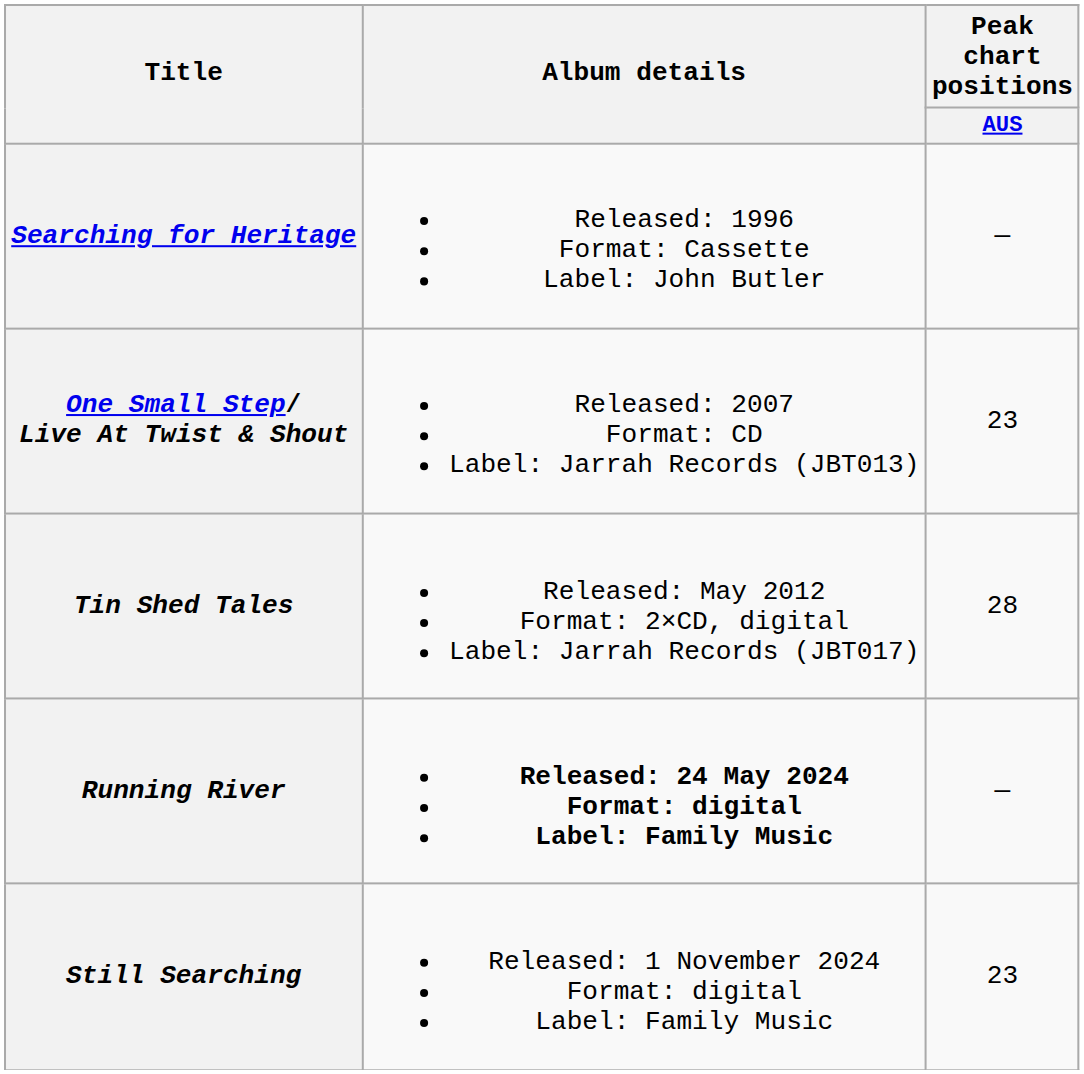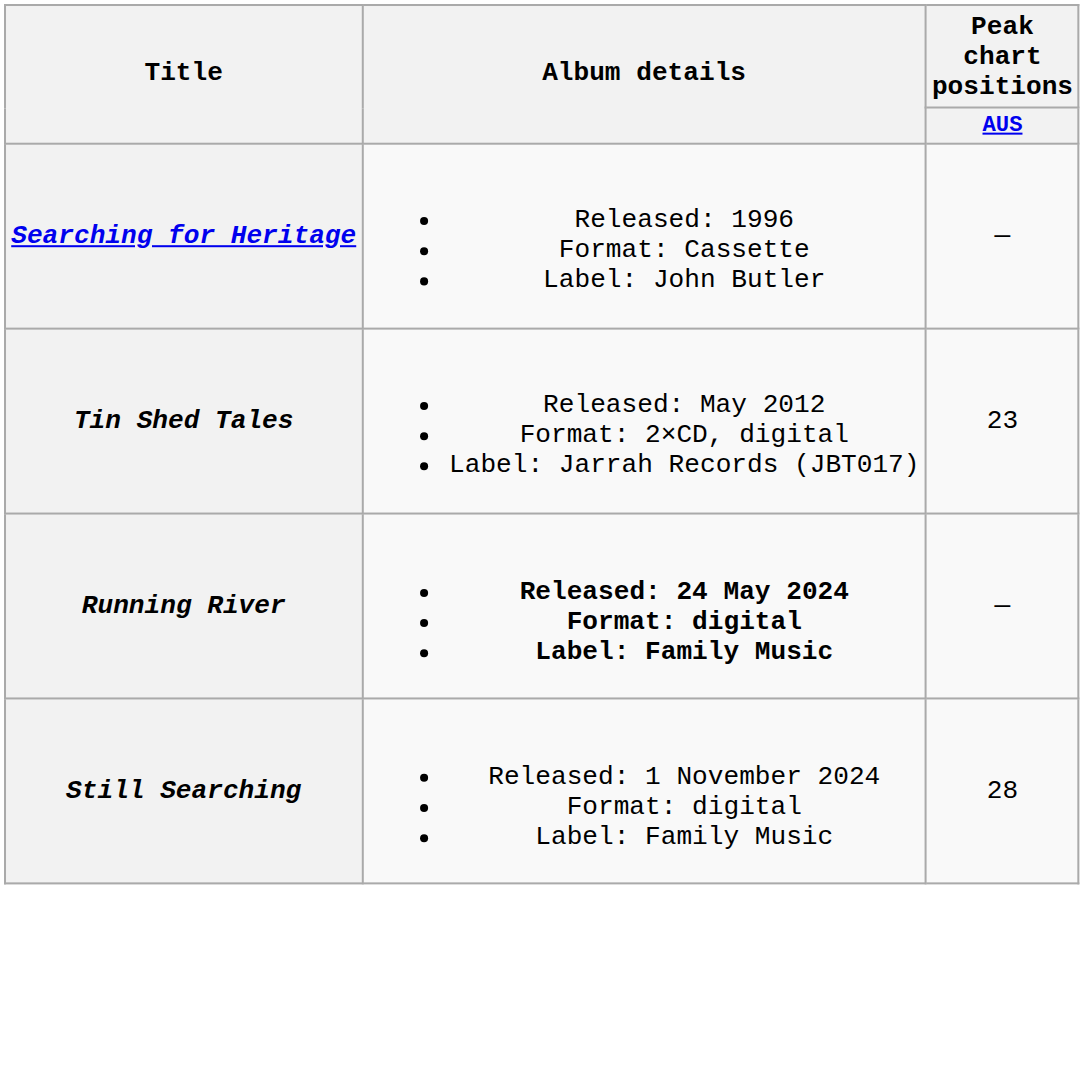- row: (184, 421)
(1002, 606) 28 -> (1002, 421) 23
(1002, 977) 23 -> (1002, 791) 28
